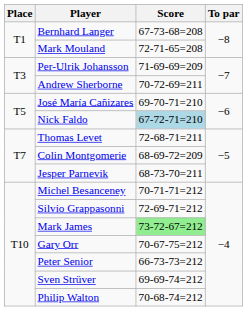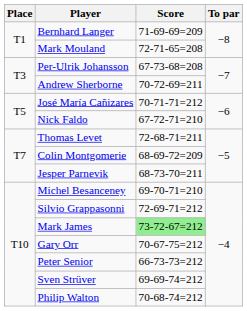(171, 31) 67-73-68=208 -> (171, 31) 71-69-69=209
(171, 66) 71-69-69=209 -> (171, 66) 67-73-68=208
(171, 102) 69-70-71=210 -> (171, 102) 70-71-71=212
(171, 119) lightblue background -> (171, 119) no background
(171, 191) 70-71-71=212 -> (171, 191) 69-70-71=210
